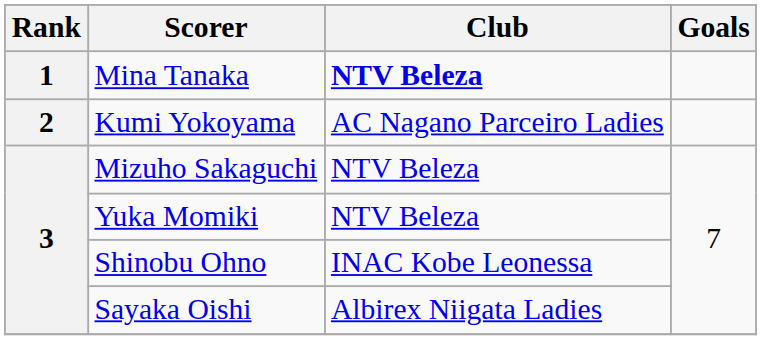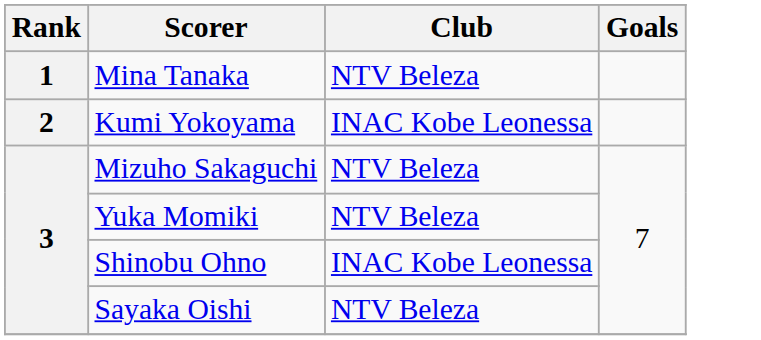(407, 74) bold -> (405, 74) normal
(497, 121) AC Nagano Parceiro Ladies -> (462, 121) INAC Kobe Leonessa
(467, 309) Albirex Niigata Ladies -> (405, 309) NTV Beleza
